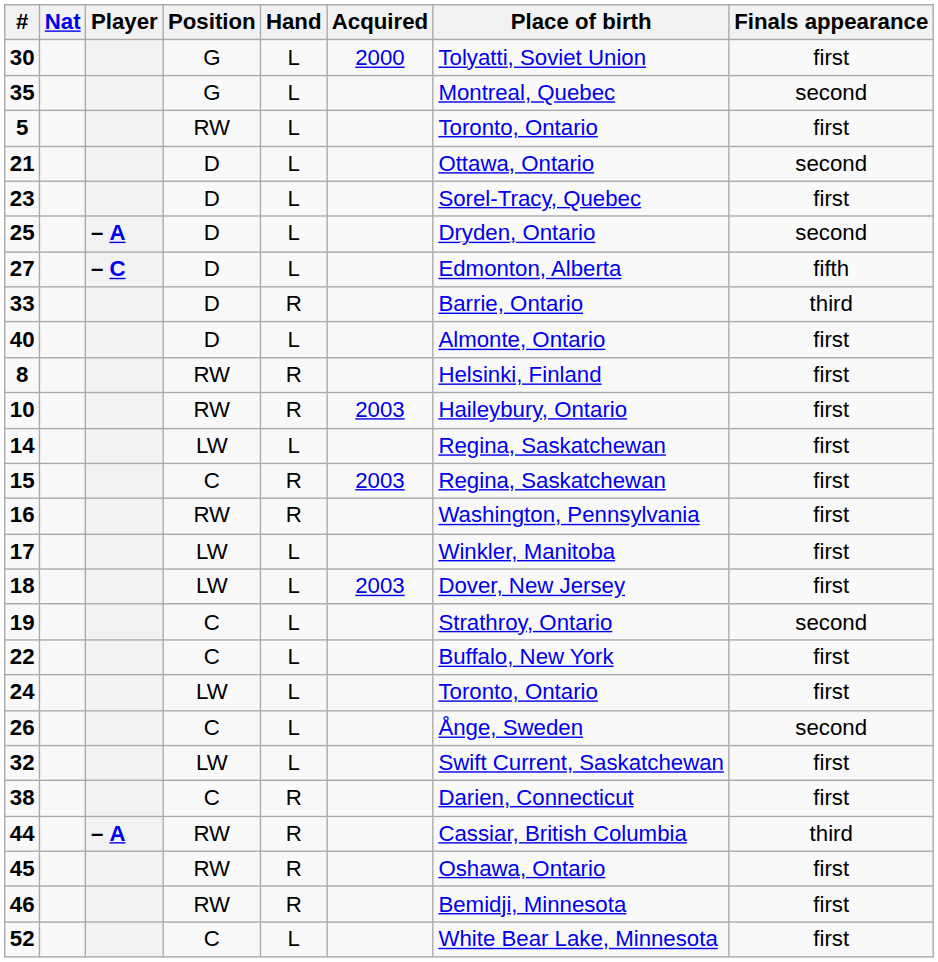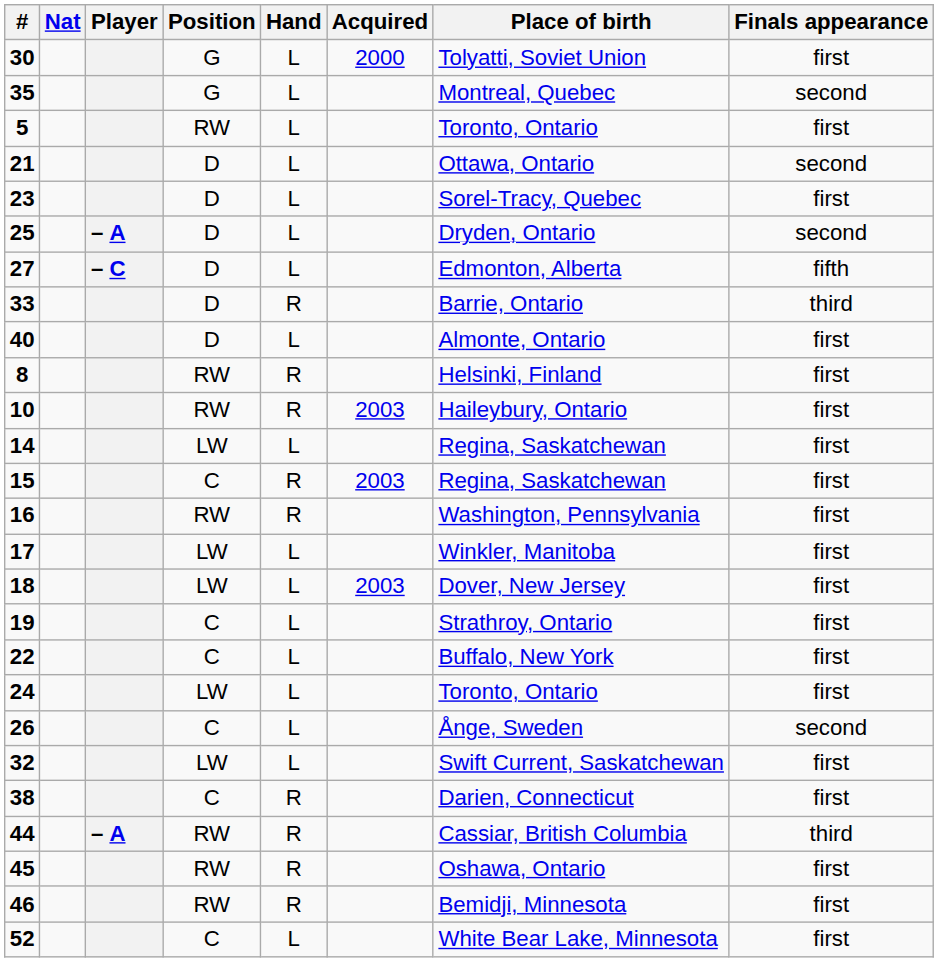(831, 621) second -> (831, 621) first
